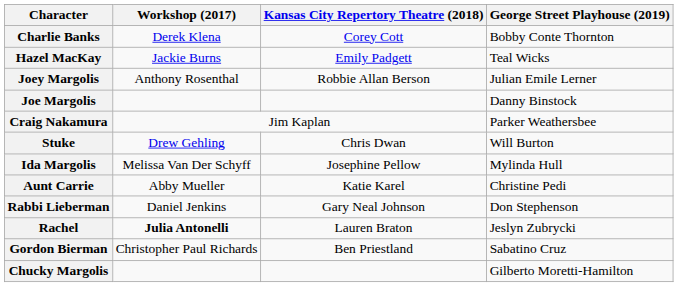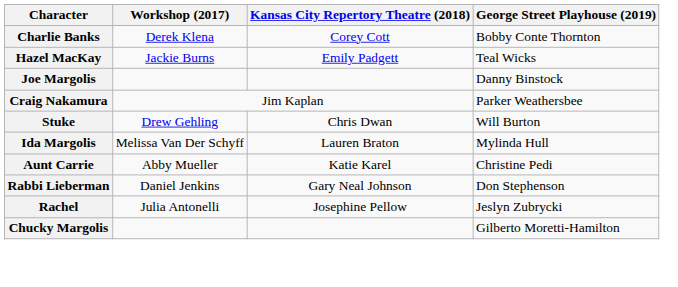- row: (58, 79)
(374, 164) Josephine Pellow -> (360, 143) Lauren Braton
(187, 228) bold -> (180, 206) normal
(374, 228) Lauren Braton -> (360, 206) Josephine Pellow
- row: (58, 249)
